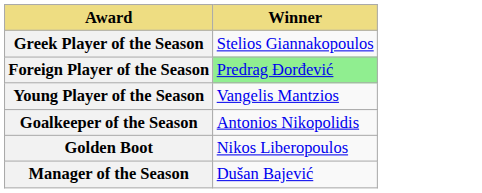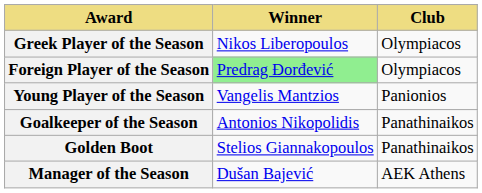+ column: (428, 17)
(295, 43) Stelios Giannakopoulos -> (282, 43) Nikos Liberopoulos
(282, 148) Nikos Liberopoulos -> (295, 148) Stelios Giannakopoulos
